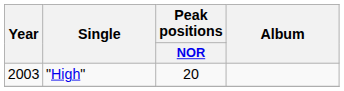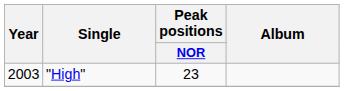(191, 74) 20 -> (191, 74) 23
